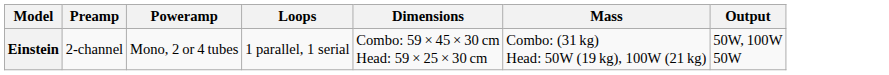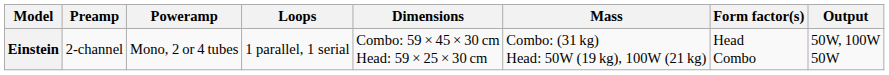+ column: (759, 16)
